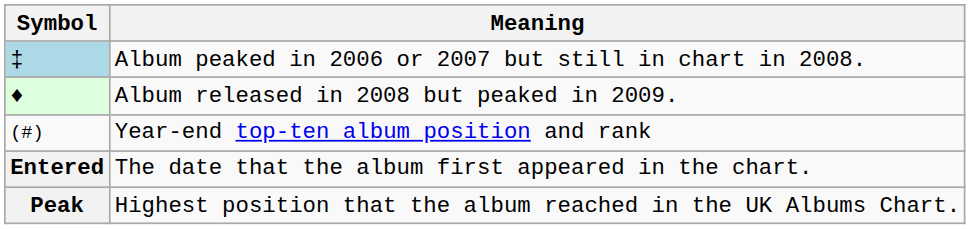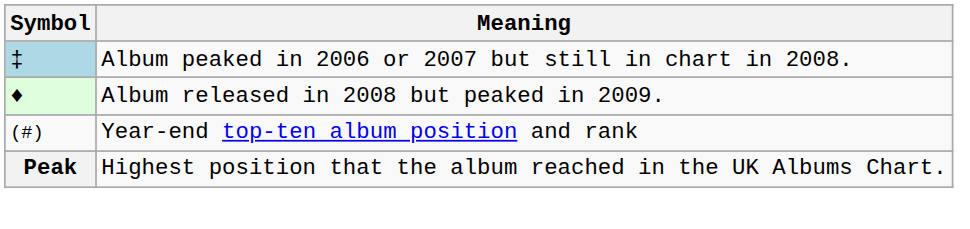- row: (464, 169)
